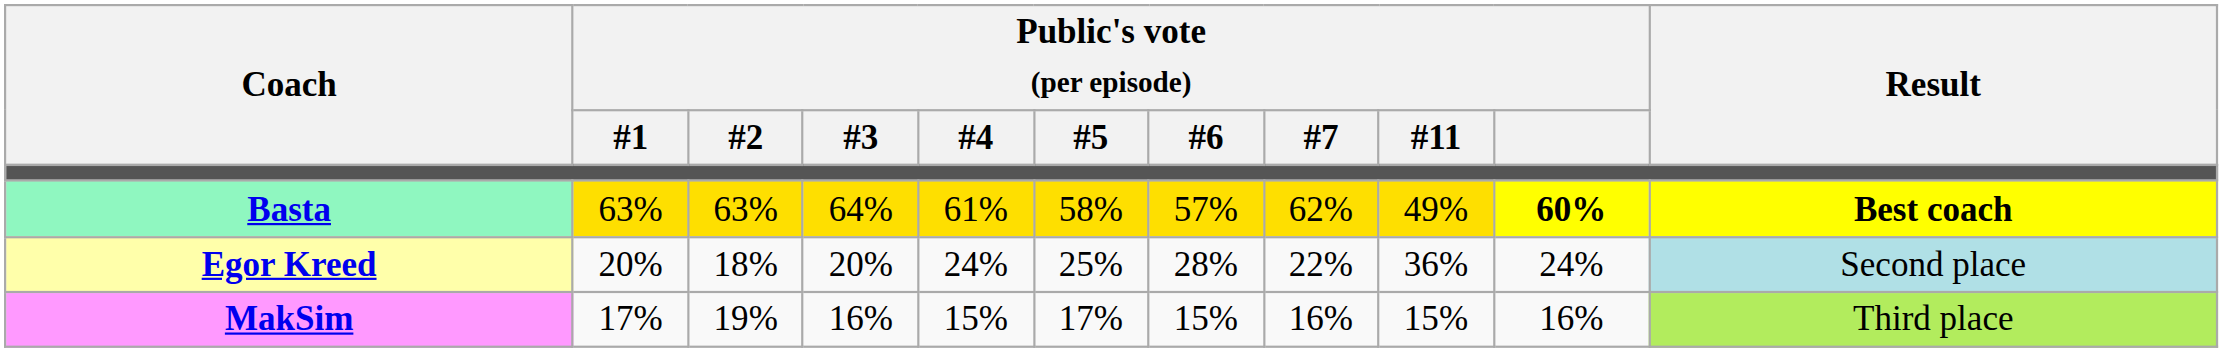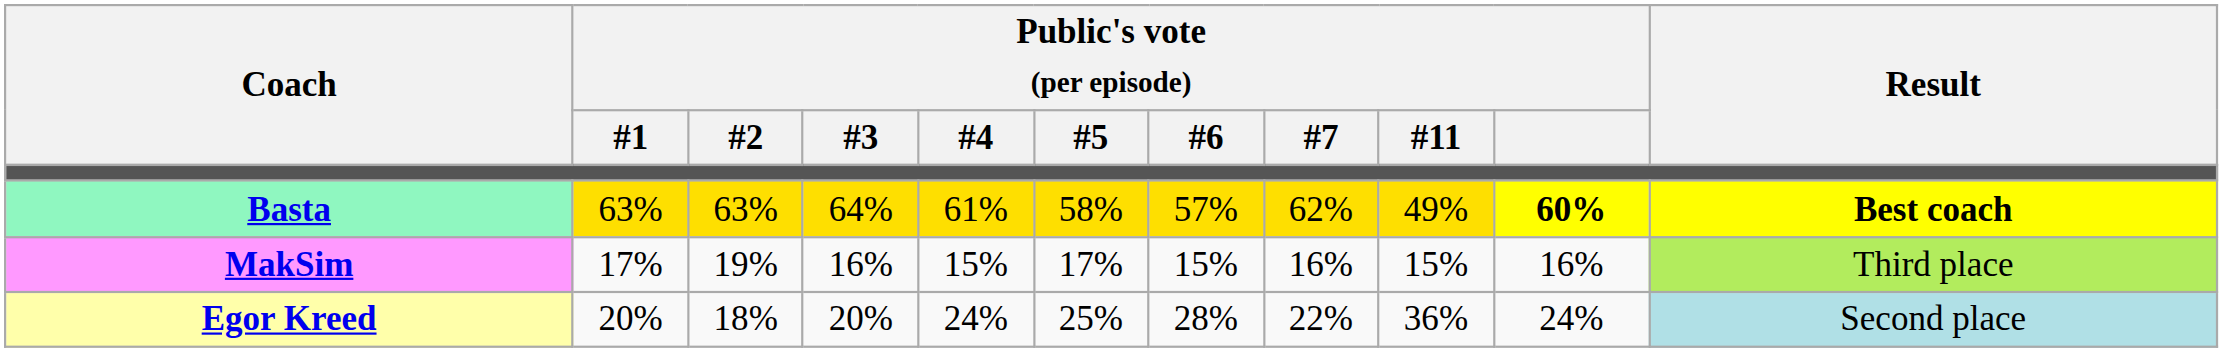rows swapped: (289, 263) <-> (289, 319)
